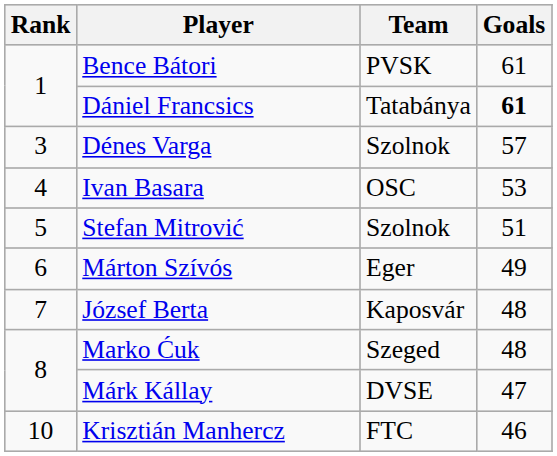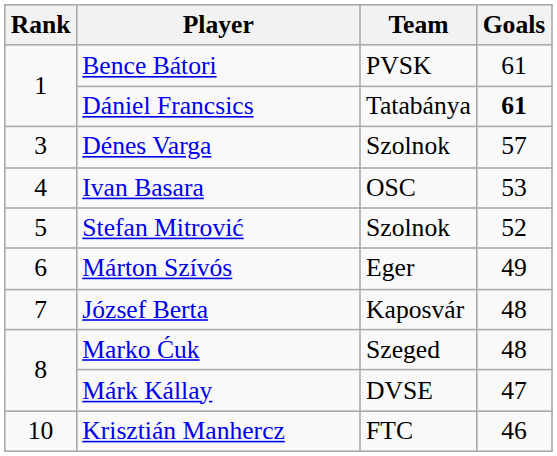(514, 227) 51 -> (514, 227) 52
